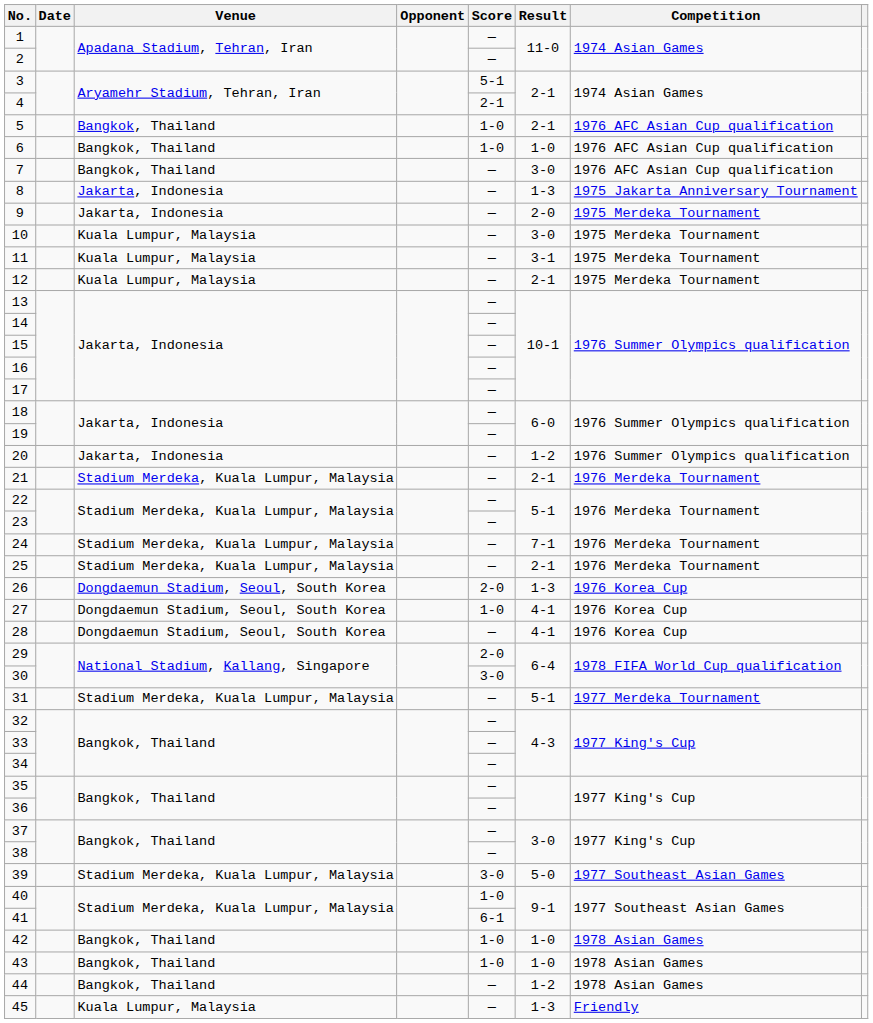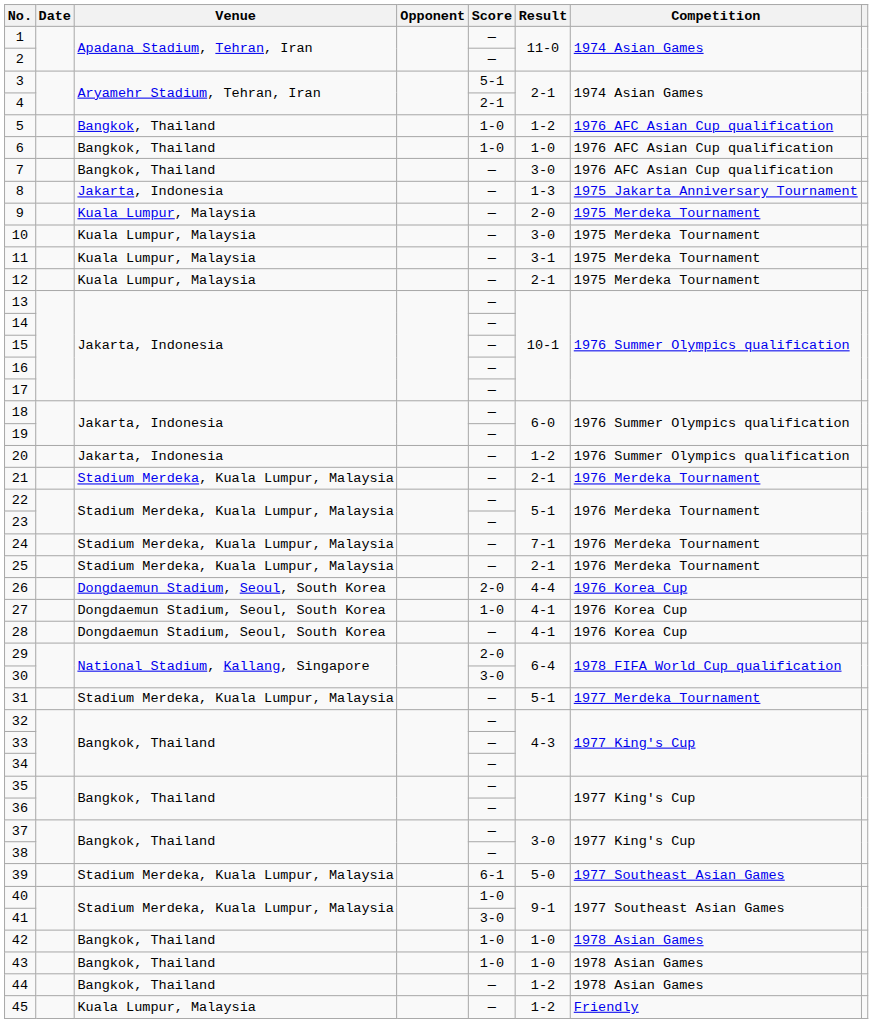(543, 126) 2-1 -> (543, 126) 1-2
(150, 214) Jakarta, Indonesia -> (167, 214) Kuala Lumpur, Malaysia
(543, 588) 1-3 -> (543, 588) 4-4
(492, 875) 3-0 -> (492, 875) 6-1
(492, 919) 6-1 -> (492, 919) 3-0
(543, 1007) 1-3 -> (543, 1007) 1-2
